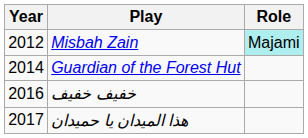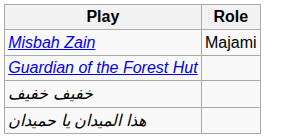- column: (26, 17)
(274, 42) paleturquoise background -> (231, 42) no background
